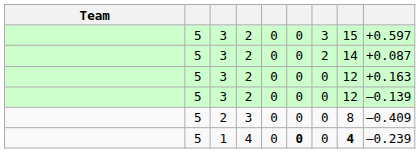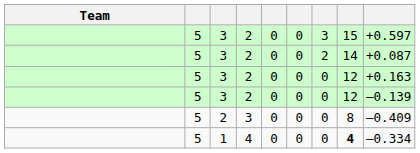(299, 138) bold -> (299, 138) normal
(389, 138) –0.239 -> (389, 138) –0.334
